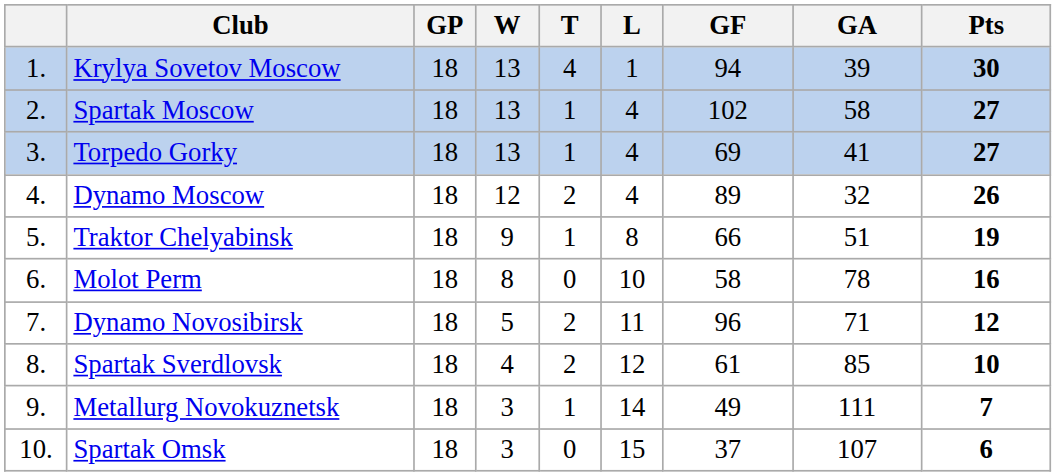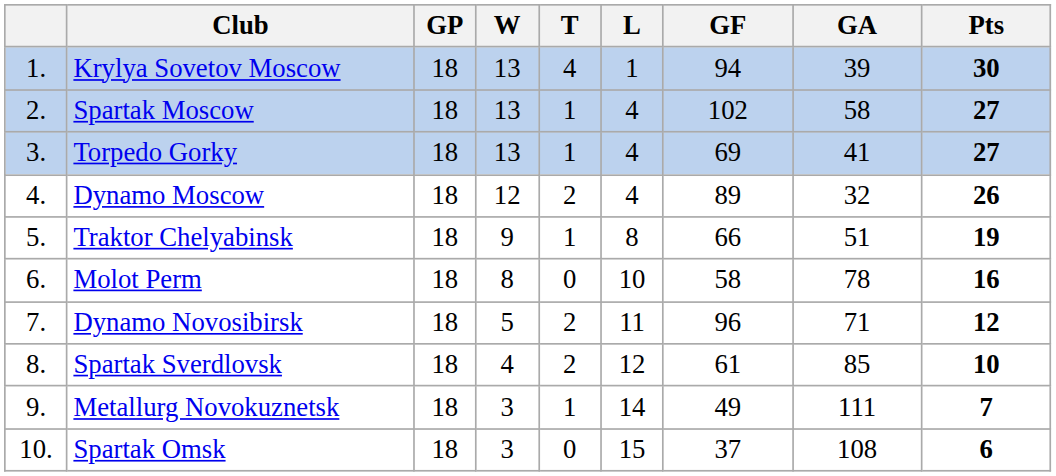(857, 449) 107 -> (857, 449) 108
